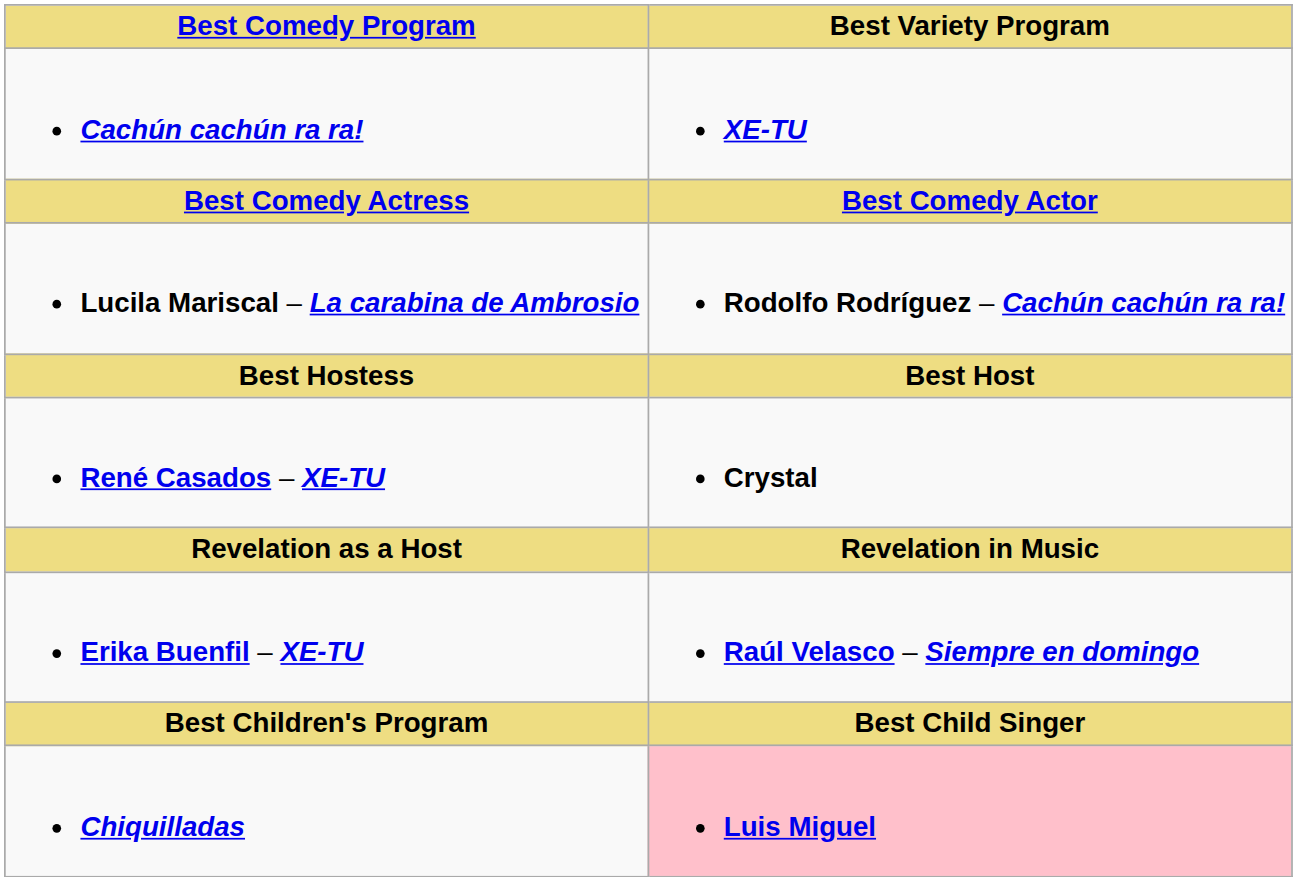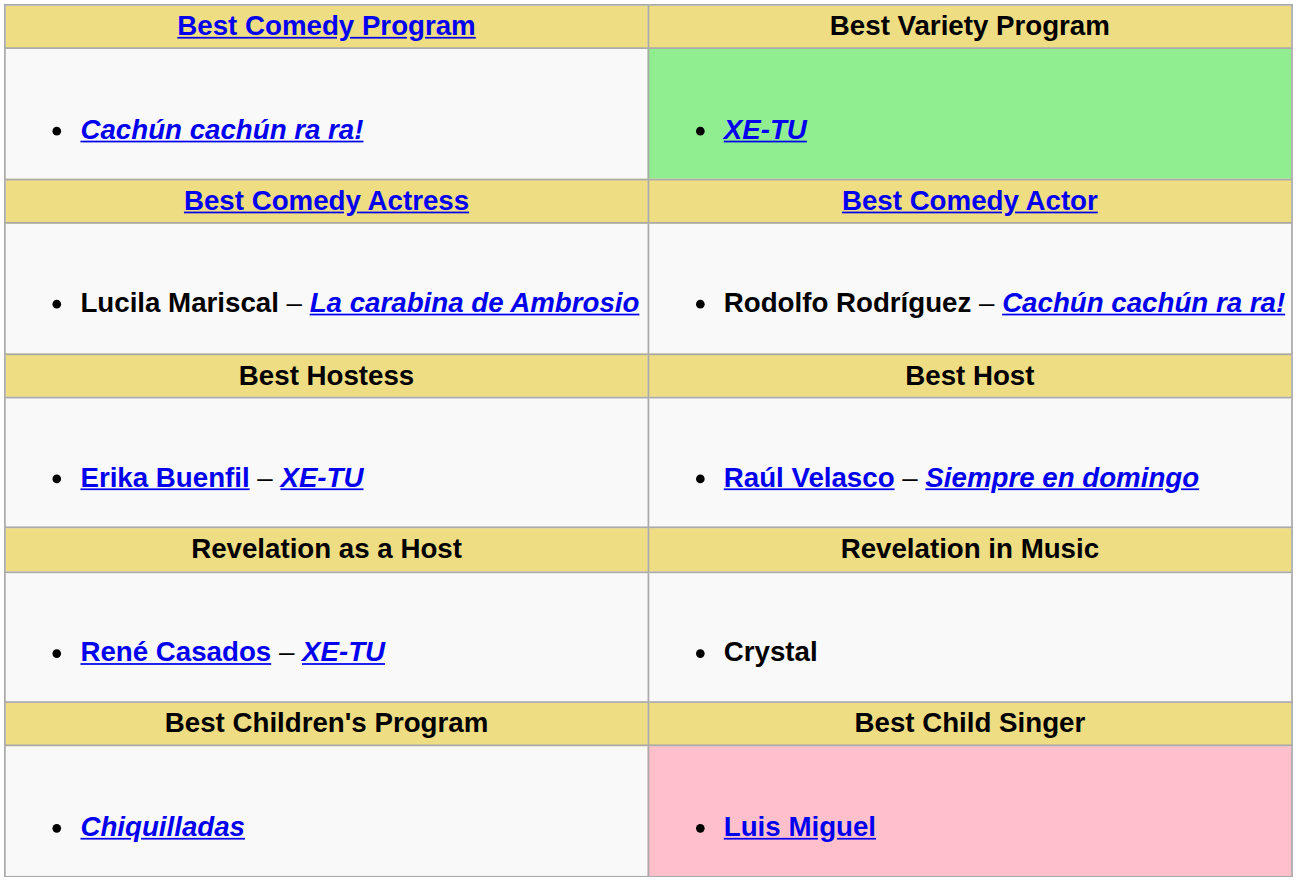(970, 130) no background -> (970, 130) lightgreen background
rows swapped: (327, 652) <-> (327, 478)
